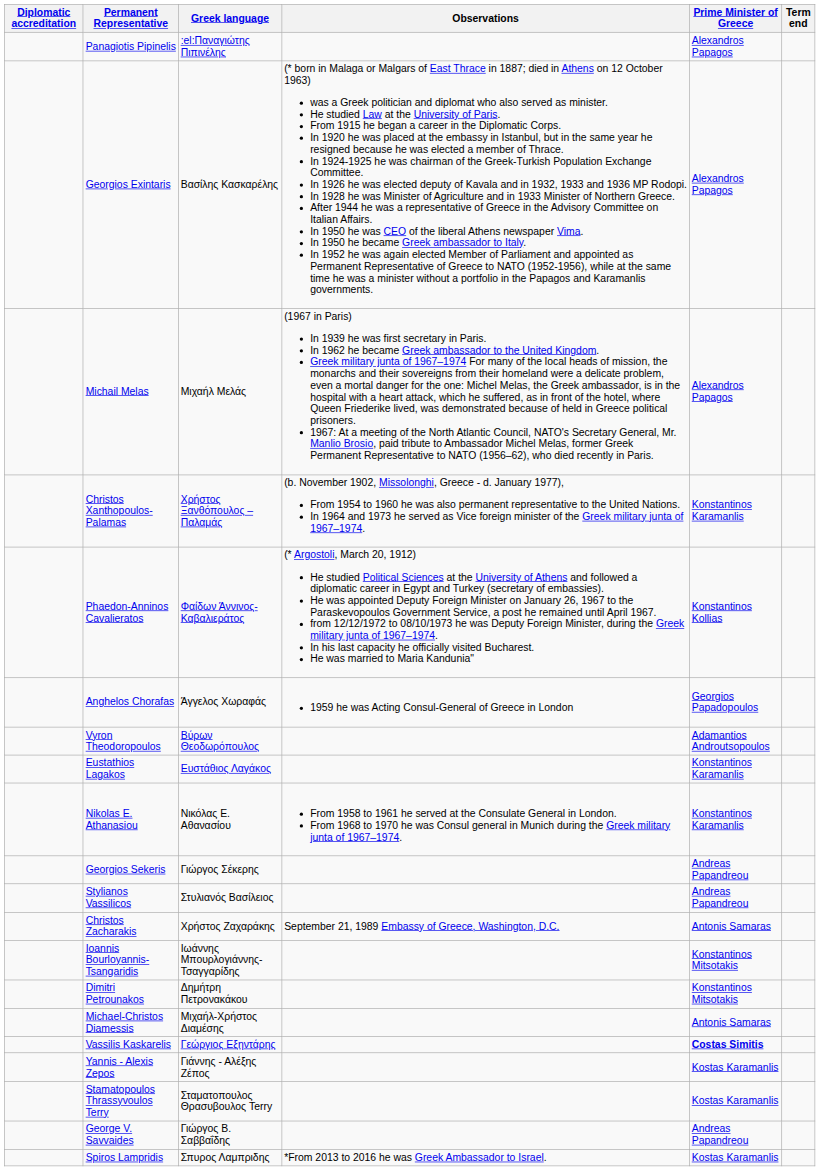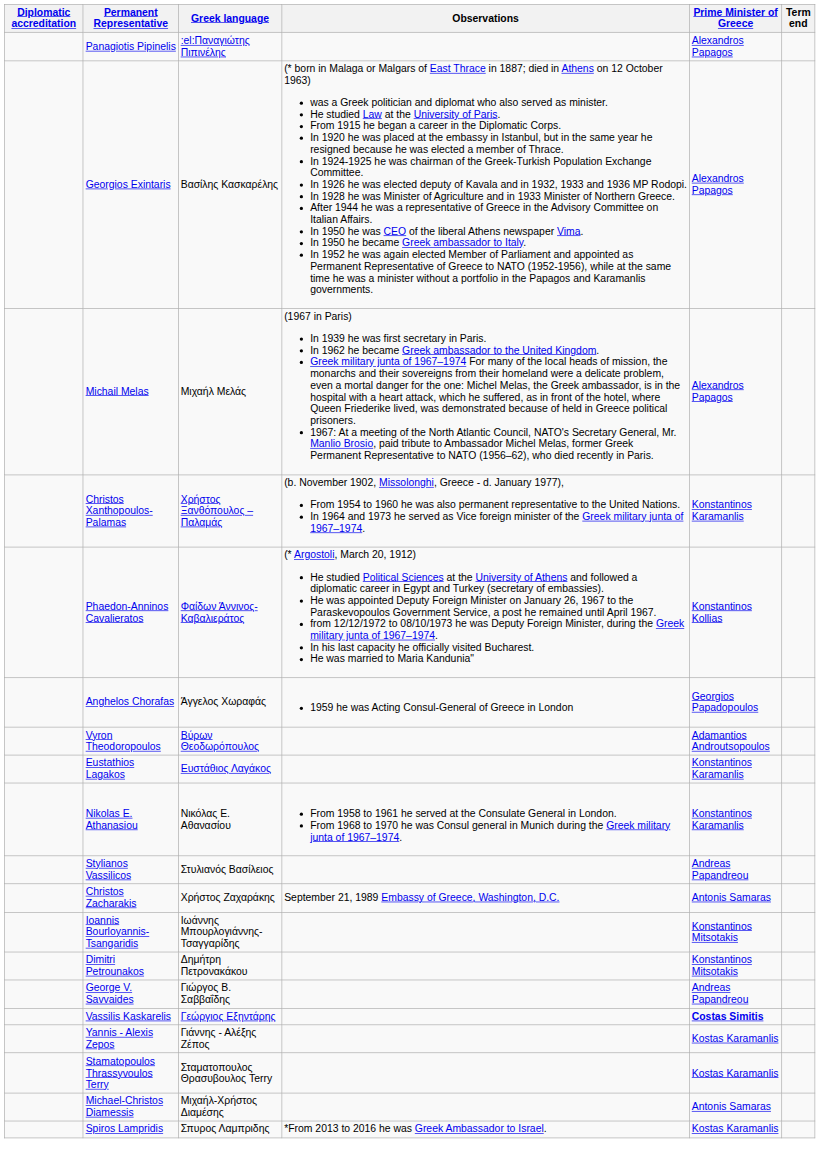- row: (126, 869)
rows swapped: (110, 1135) <-> (124, 1022)
